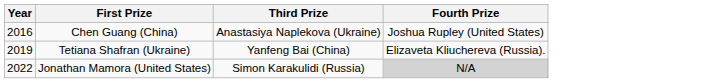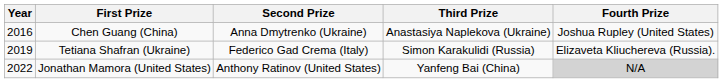+ column: (298, 13)
(298, 50) Yanfeng Bai (China) -> (468, 50) Simon Karakulidi (Russia)
(298, 68) Simon Karakulidi (Russia) -> (468, 68) Yanfeng Bai (China)
